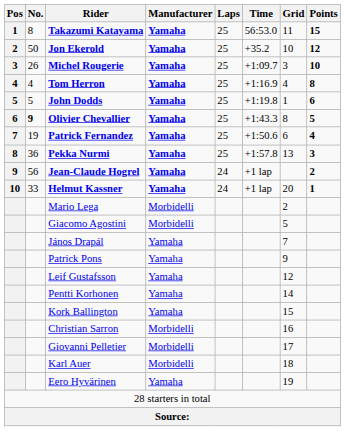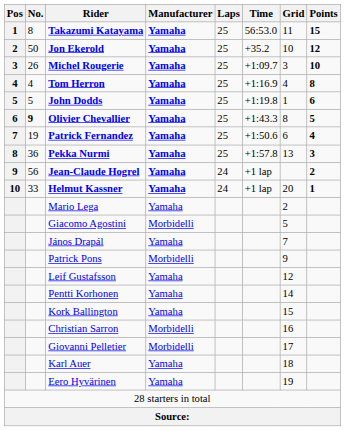(171, 206) Morbidelli -> (165, 206) Yamaha
(165, 259) Yamaha -> (171, 259) Morbidelli
(171, 364) Morbidelli -> (165, 364) Yamaha
